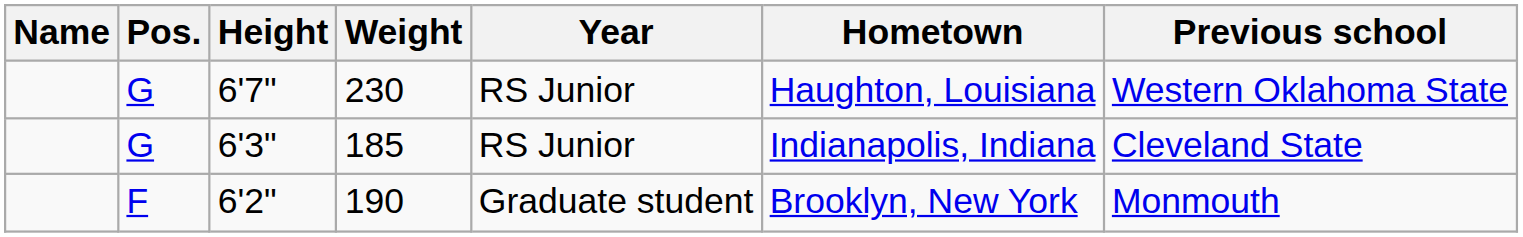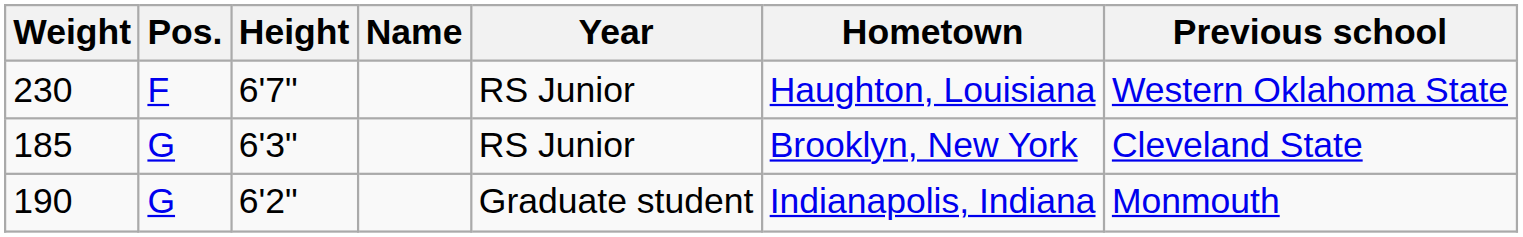columns swapped: (62, 32) <-> (404, 32)
(140, 88) G -> (158, 88) F
(933, 145) Indianapolis, Indiana -> (924, 145) Brooklyn, New York
(137, 201) F -> (161, 201) G
(924, 201) Brooklyn, New York -> (933, 201) Indianapolis, Indiana
